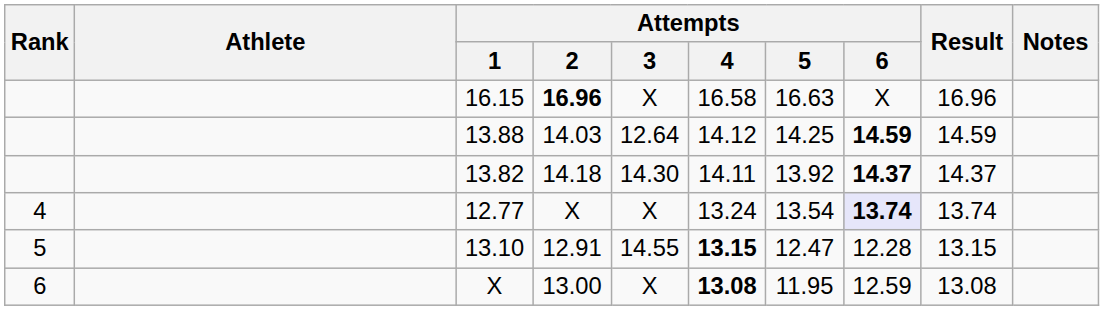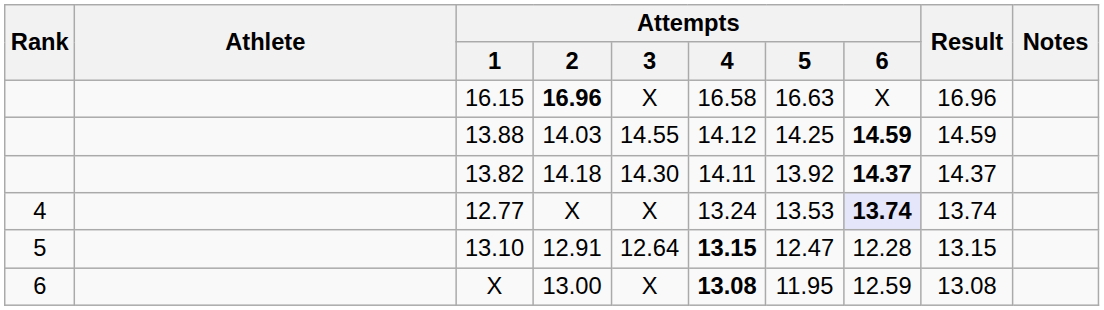(650, 135) 12.64 -> (650, 135) 14.55
(805, 211) 13.54 -> (805, 211) 13.53
(650, 248) 14.55 -> (650, 248) 12.64
